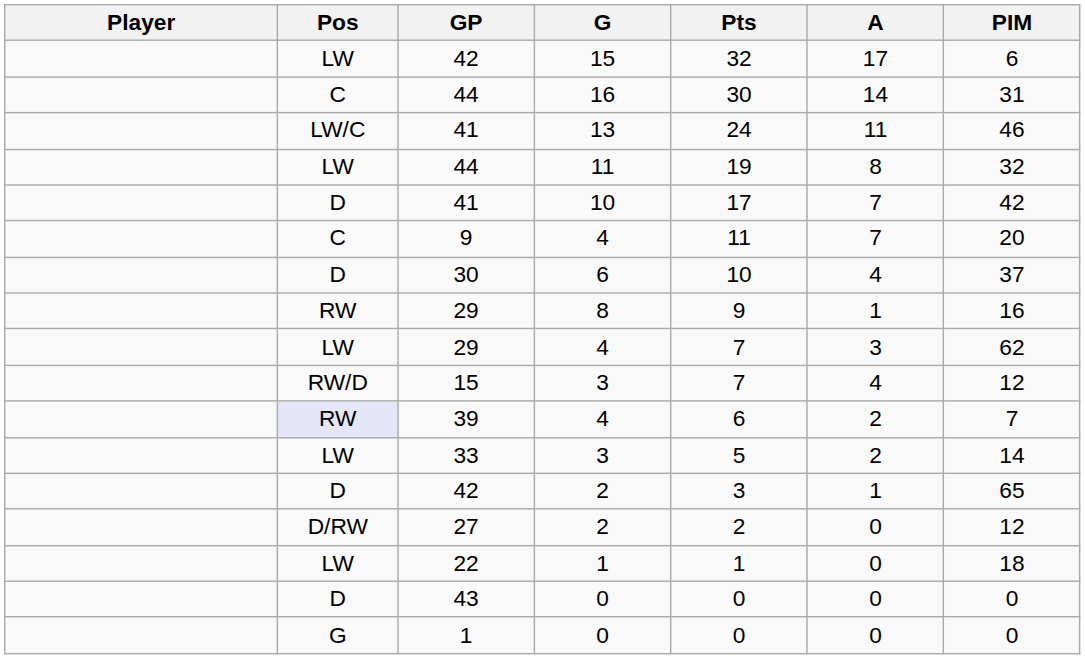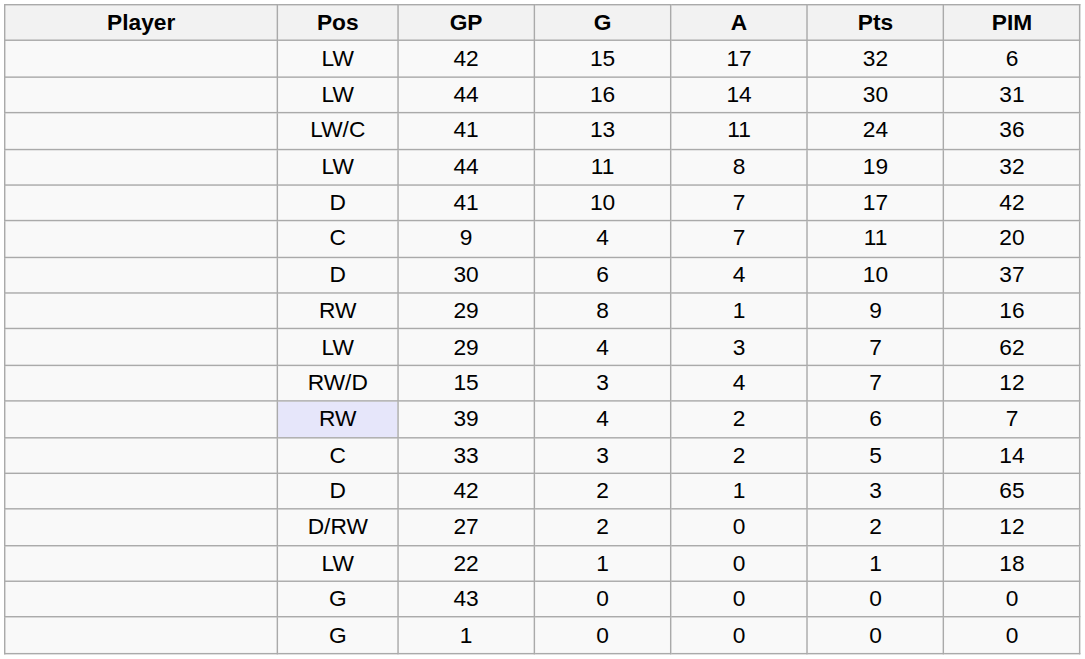columns swapped: (875, 22) <-> (739, 22)
(338, 94) C -> (338, 94) LW
(1012, 130) 46 -> (1012, 130) 36
(338, 454) LW -> (338, 454) C
(338, 599) D -> (338, 599) G
